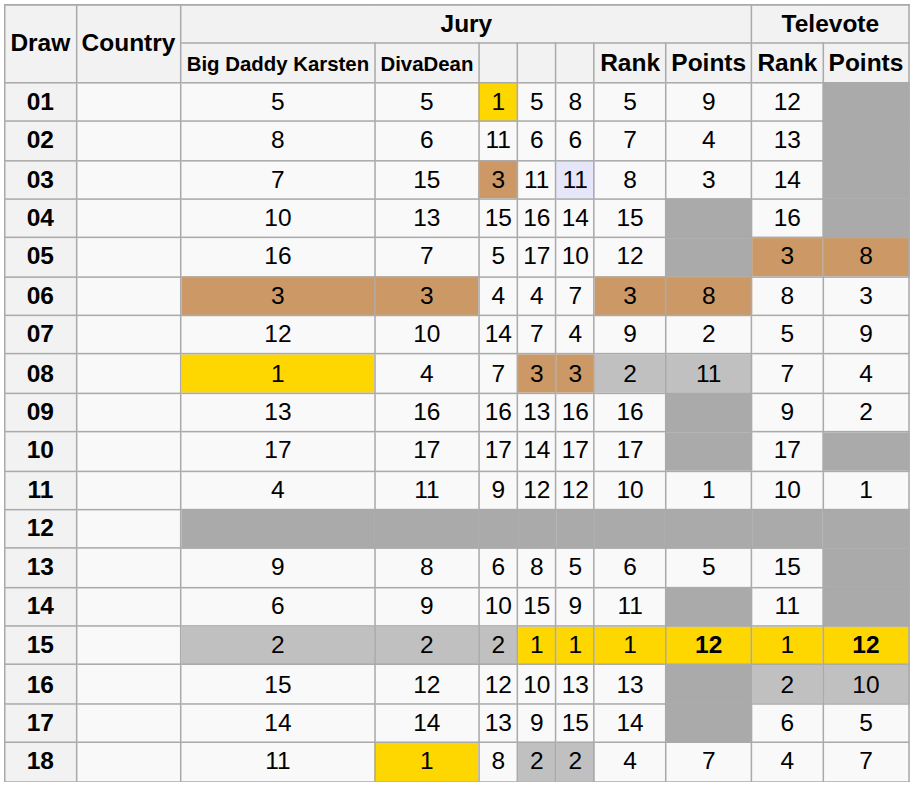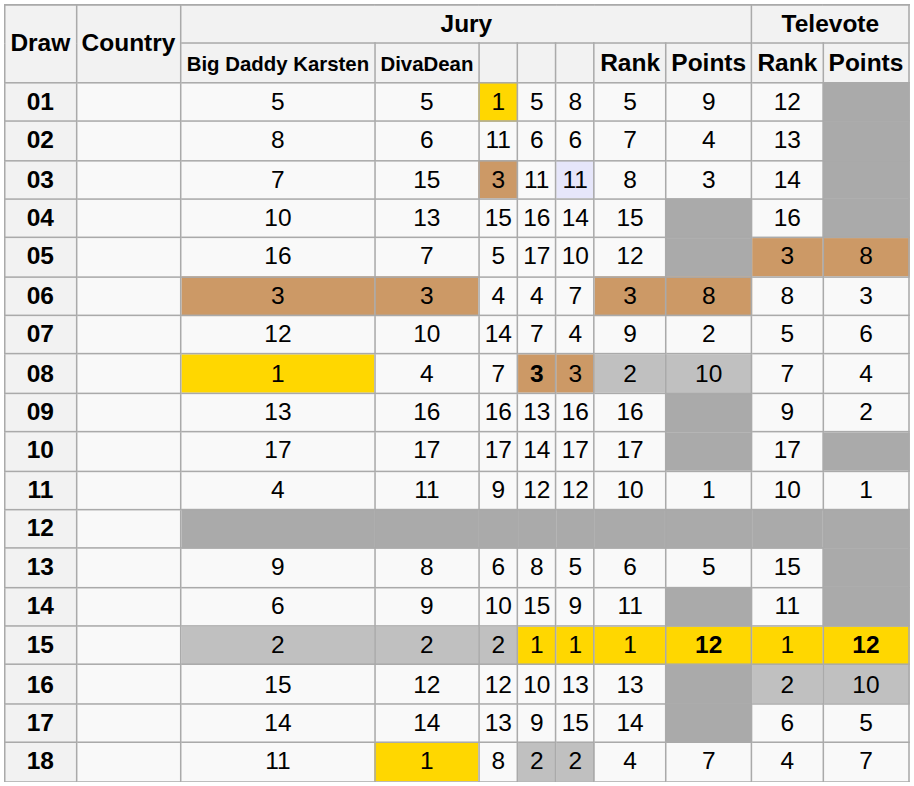(866, 334) 9 -> (866, 334) 6
(537, 373) normal -> (537, 373) bold
(709, 373) 11 -> (709, 373) 10
